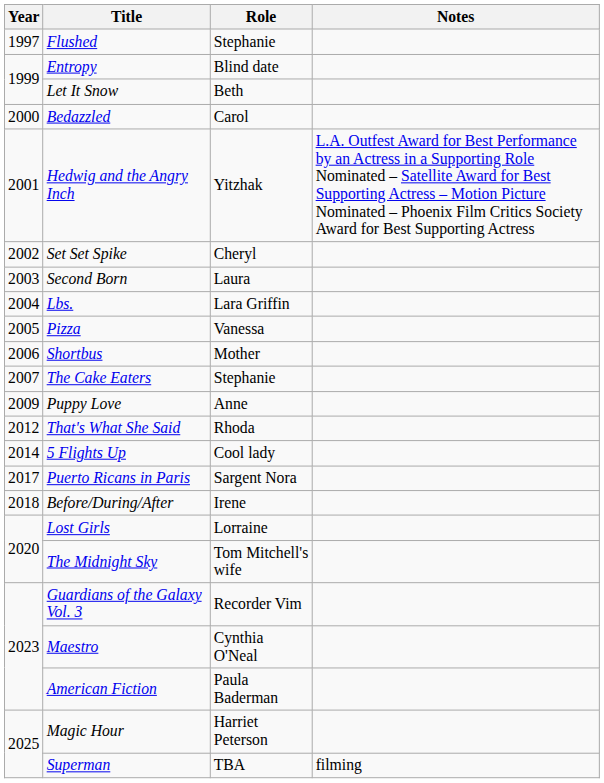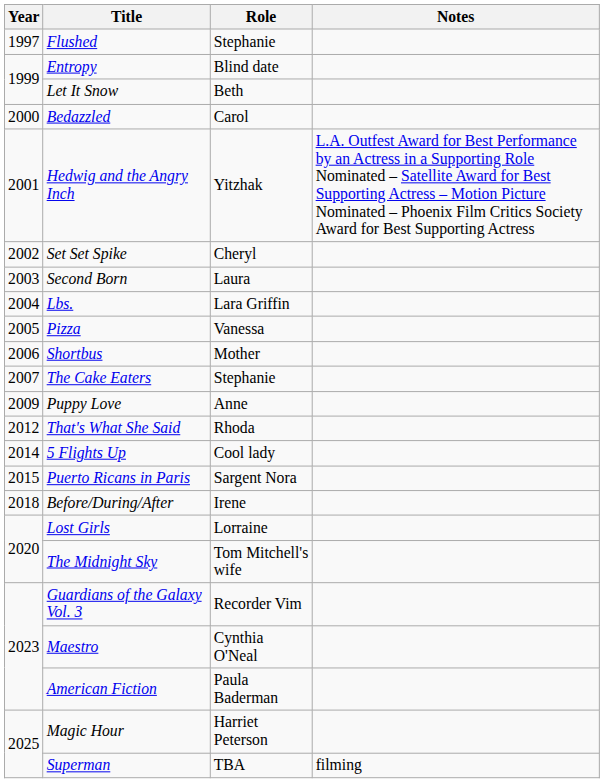(24, 478) 2017 -> (24, 478) 2015
